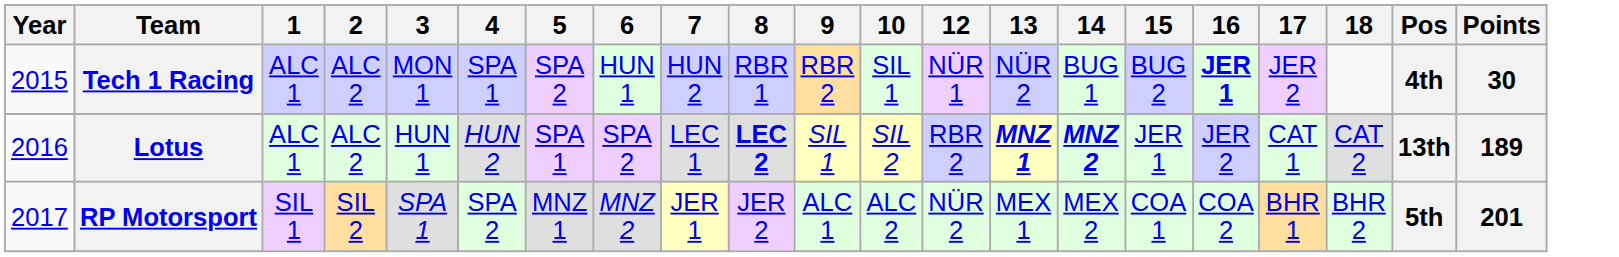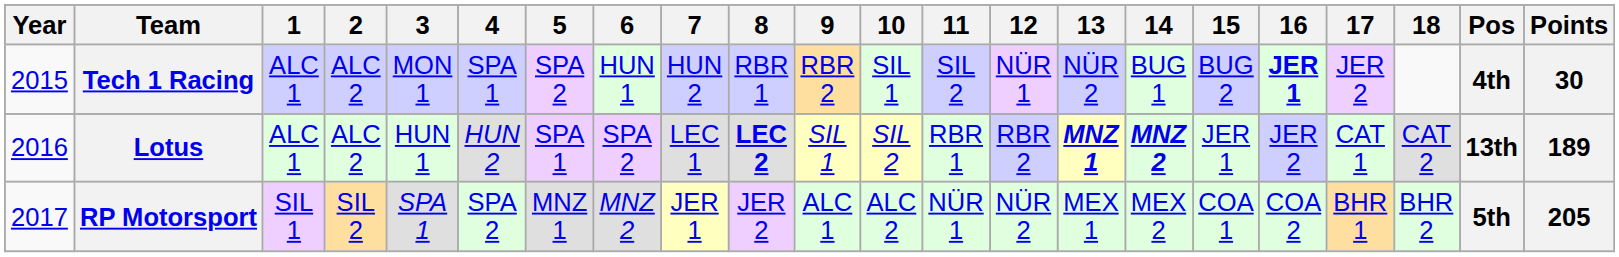+ column: (956, 25)
(1502, 216) 201 -> (1569, 216) 205
